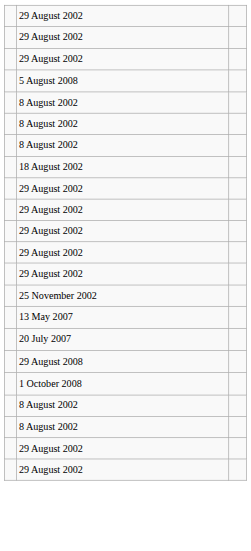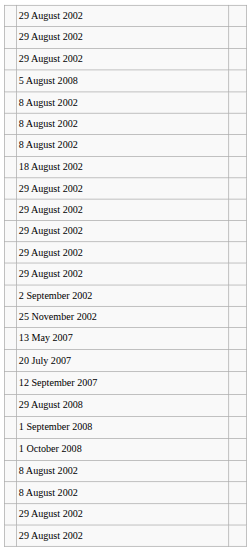+ row: (10, 296)
+ row: (10, 383)
+ row: (10, 427)
